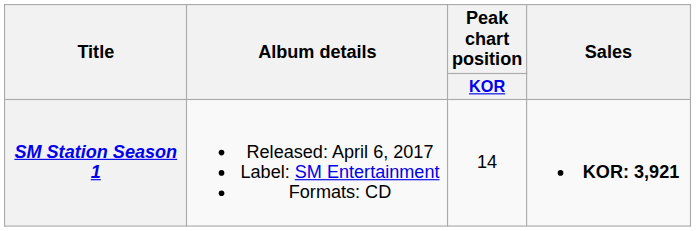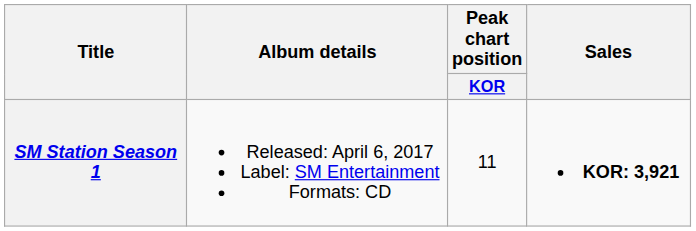(487, 162) 14 -> (487, 162) 11
